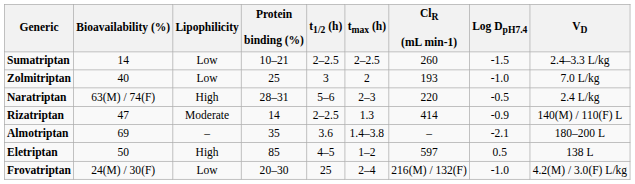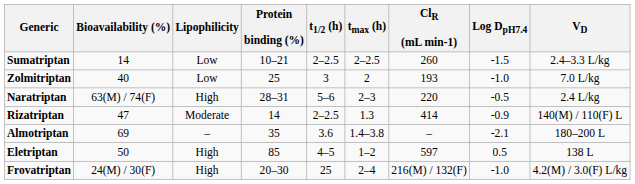(207, 170) Low -> (207, 170) High
